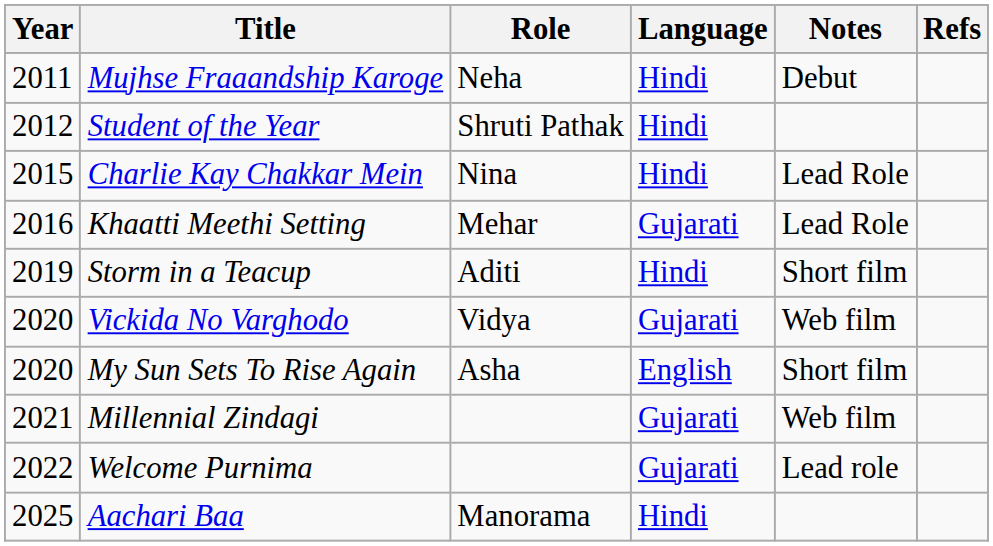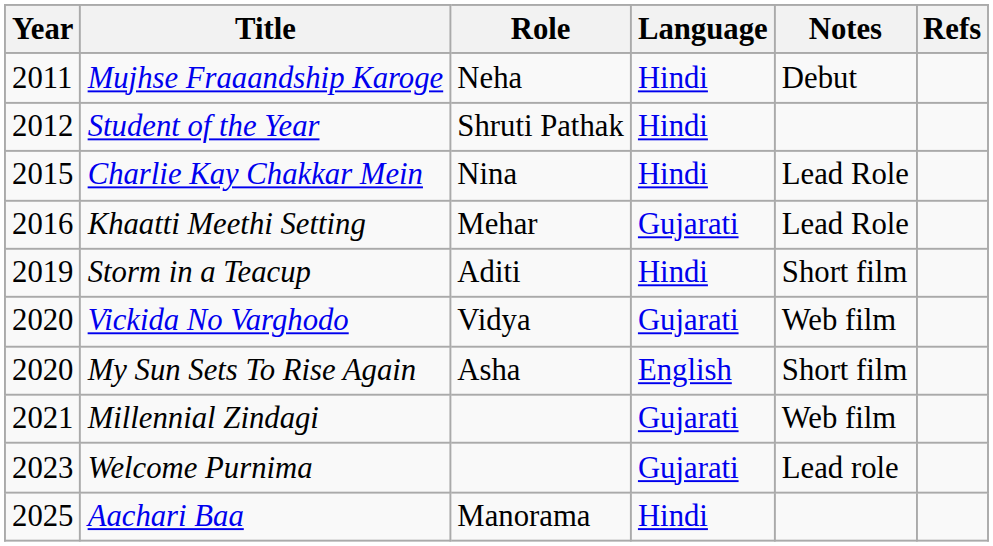(43, 467) 2022 -> (43, 467) 2023
